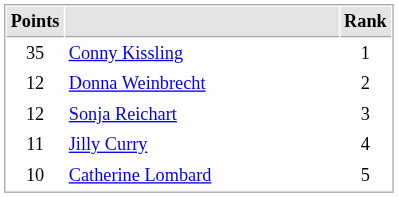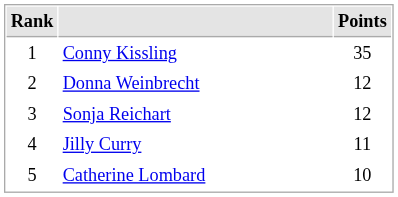columns swapped: (365, 21) <-> (35, 21)
